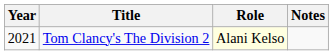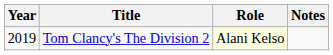(22, 38) 2021 -> (22, 38) 2019
